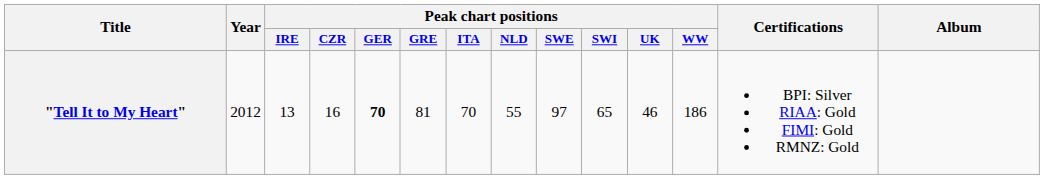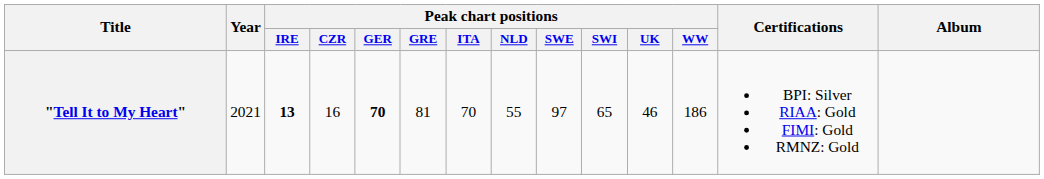(245, 112) 2012 -> (245, 112) 2021
(287, 112) normal -> (287, 112) bold
